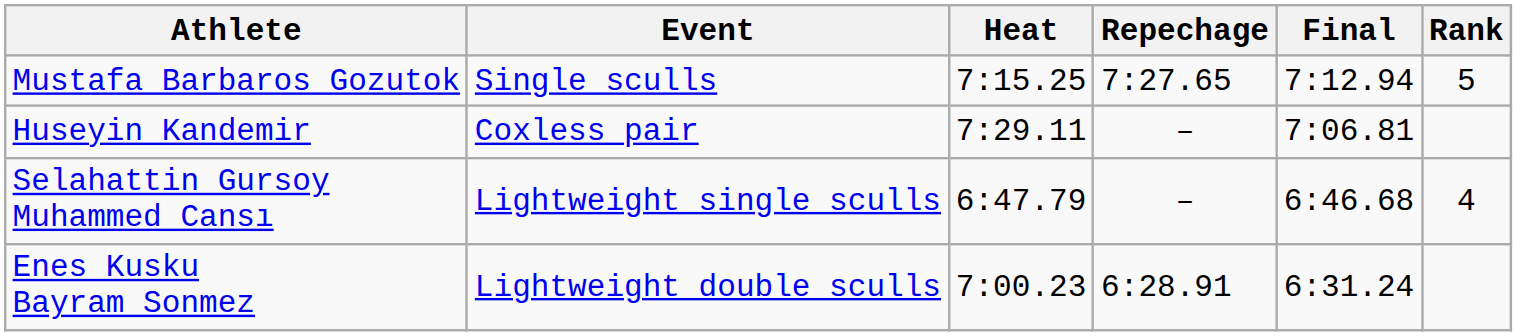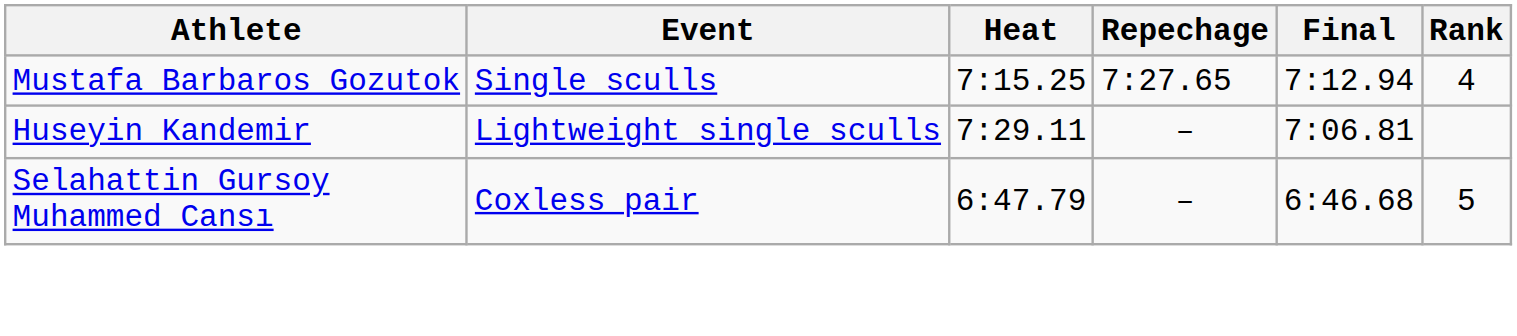(1466, 81) 5 -> (1466, 81) 4
(587, 132) Coxless pair -> (708, 132) Lightweight single sculls
(708, 200) Lightweight single sculls -> (587, 200) Coxless pair
(1466, 200) 4 -> (1466, 200) 5
- row: (134, 287)
